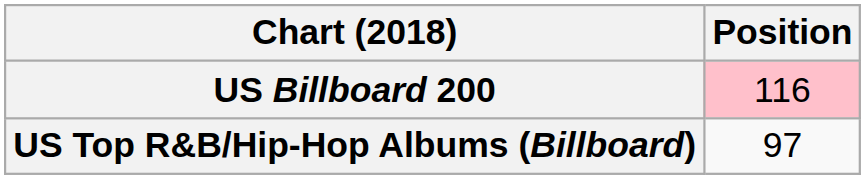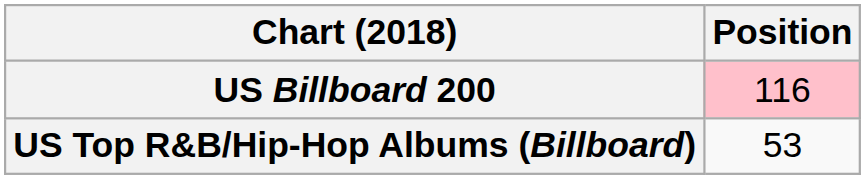(782, 145) 97 -> (782, 145) 53
